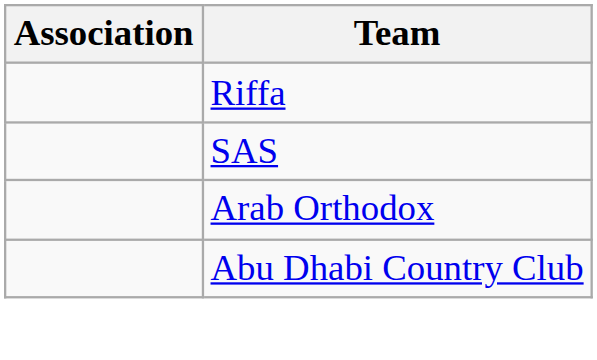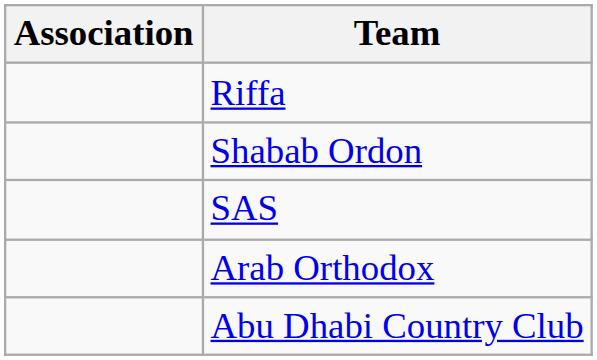+ row: (316, 150)
